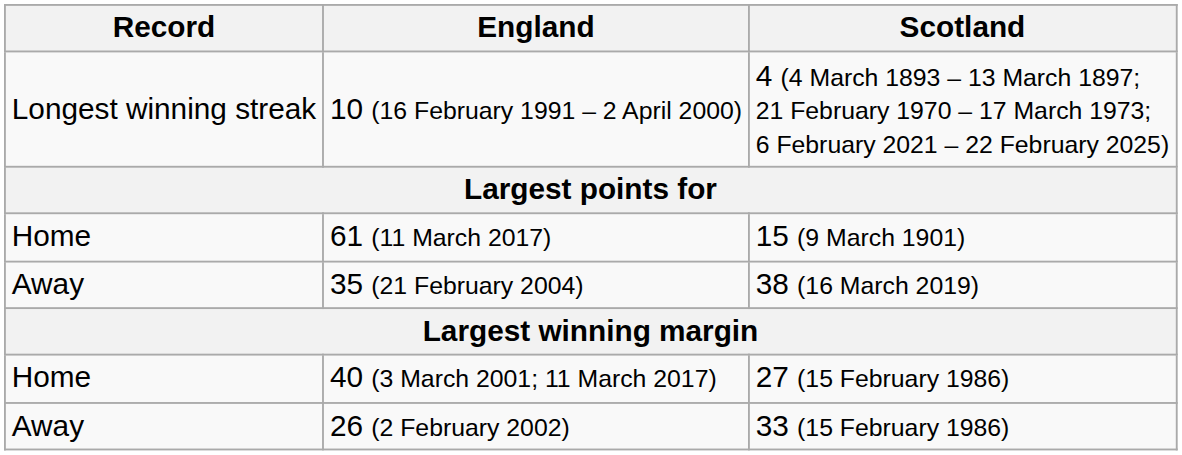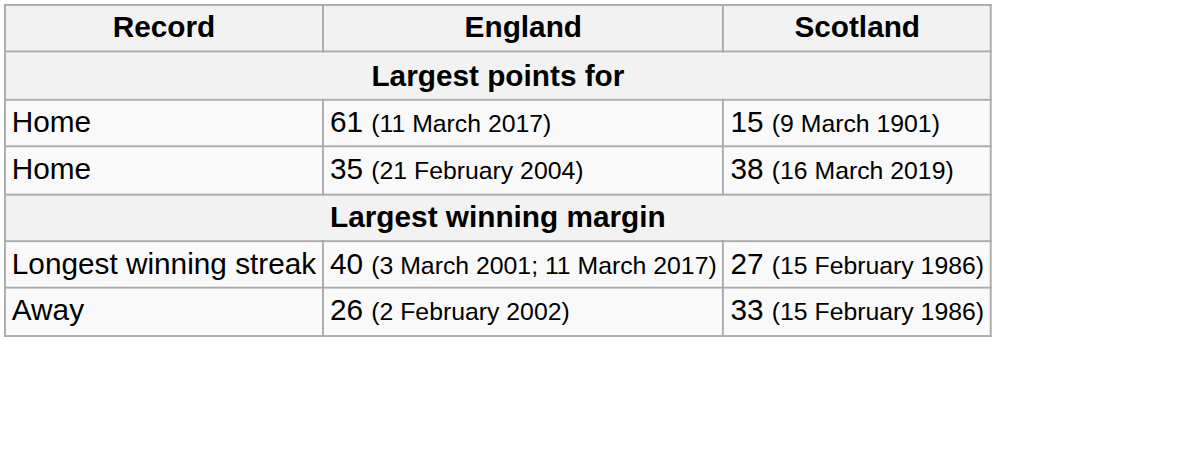- row: (536, 108)
(48, 283) Away -> (51, 169) Home
(51, 378) Home -> (164, 264) Longest winning streak
